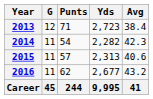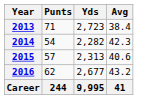- column: (50, 12)
